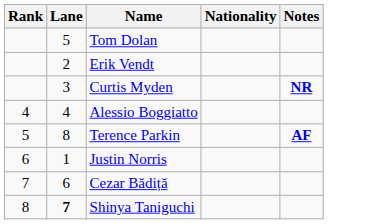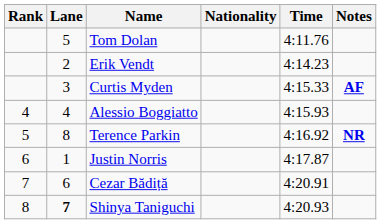+ column: (306, 16)
(301, 87) NR -> (354, 87) AF
(301, 135) AF -> (354, 135) NR
